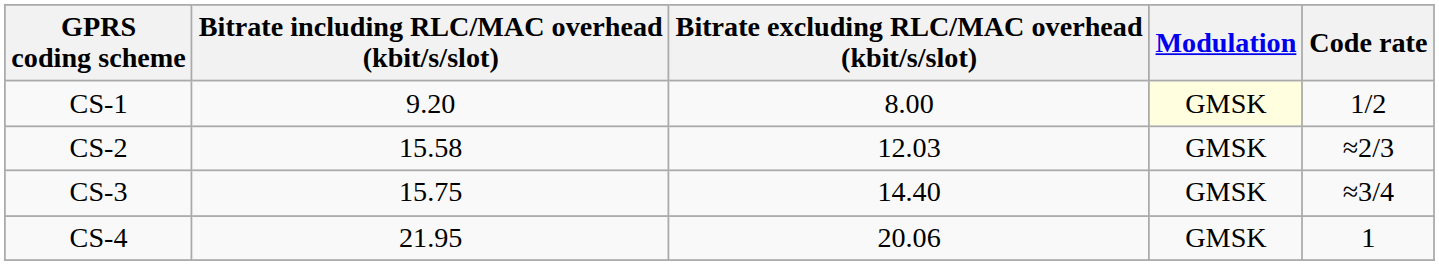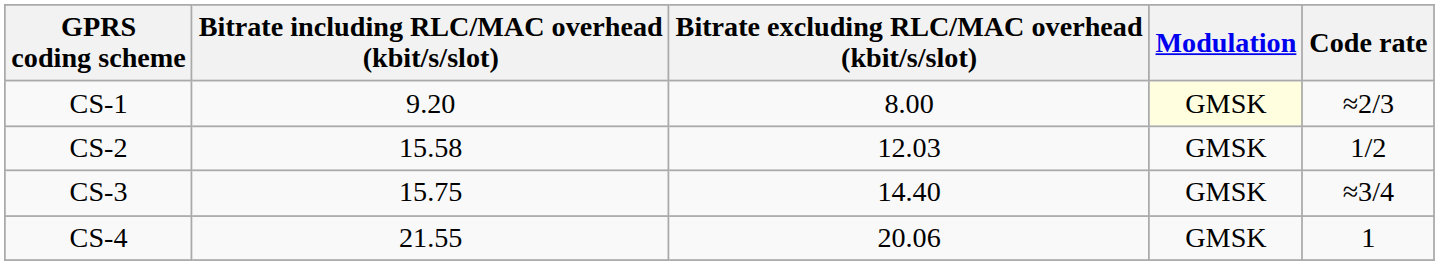(1368, 103) 1/2 -> (1368, 103) ≈2/3
(1368, 147) ≈2/3 -> (1368, 147) 1/2
(431, 237) 21.95 -> (431, 237) 21.55
